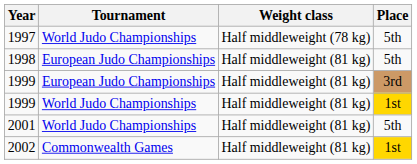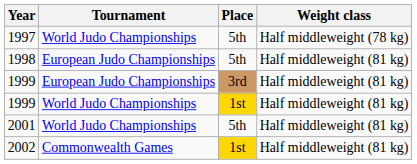columns swapped: (393, 15) <-> (296, 15)
